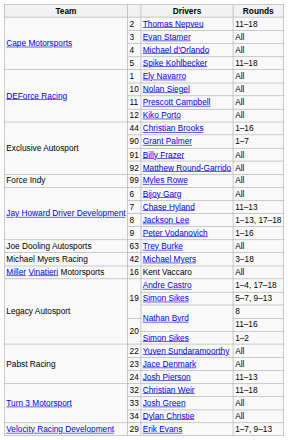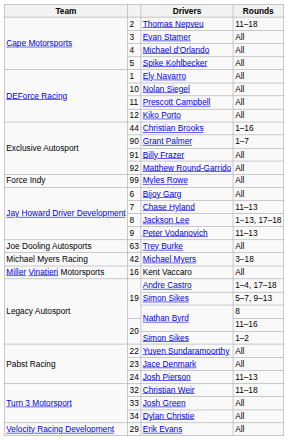(246, 63) 11–18 -> (240, 63) All
(244, 233) 1–16 -> (246, 233) 11–13
(254, 429) 1–7, 9–13 -> (240, 429) All
